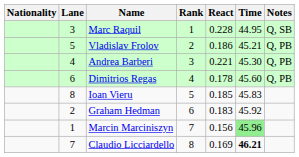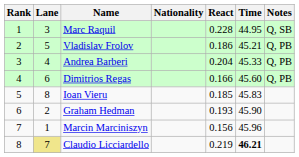columns swapped: (191, 12) <-> (32, 12)
(221, 62) 0.221 -> (221, 62) 0.204
(250, 62) 45.30 -> (250, 62) 45.33
(221, 78) 0.178 -> (221, 78) 0.166
(221, 111) 0.183 -> (221, 111) 0.193
(250, 111) 45.92 -> (250, 111) 45.90
(250, 128) lightgreen background -> (250, 128) no background
(72, 144) no background -> (47, 144) khaki background
(221, 144) 0.169 -> (221, 144) 0.219
